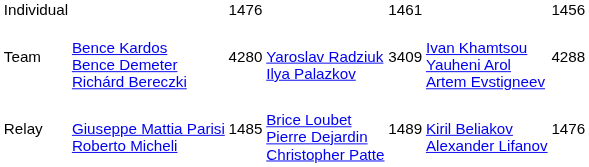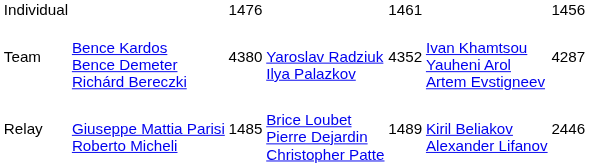(246, 56) 4280 -> (246, 56) 4380
(405, 56) 3409 -> (405, 56) 4352
(568, 56) 4288 -> (568, 56) 4287
(568, 129) 1476 -> (568, 129) 2446
